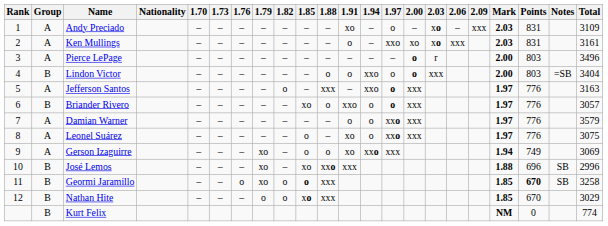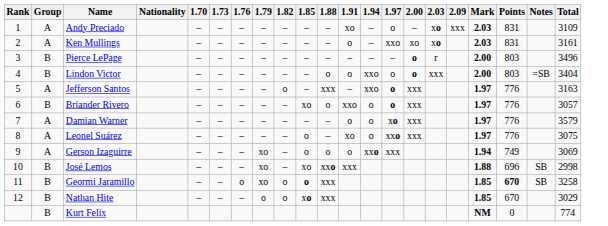- column: (458, 12)
(48, 58) A -> (48, 58) B
(393, 120) xxo -> (393, 120) xo
(350, 151) xo -> (350, 151) o
(590, 167) 2996 -> (568, 167) 2998
